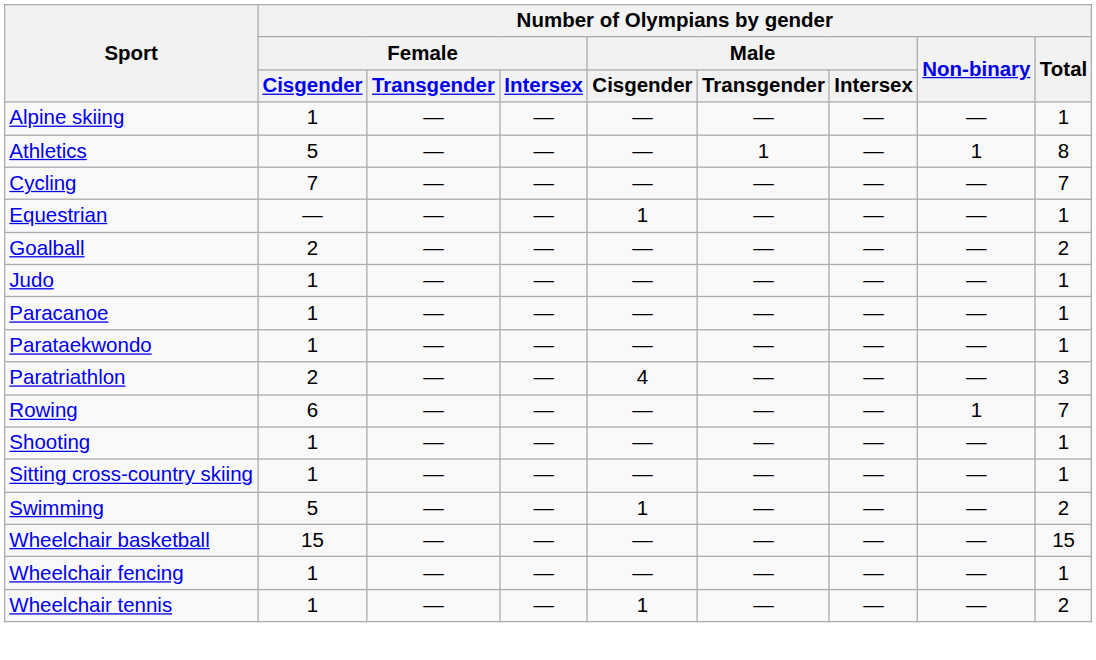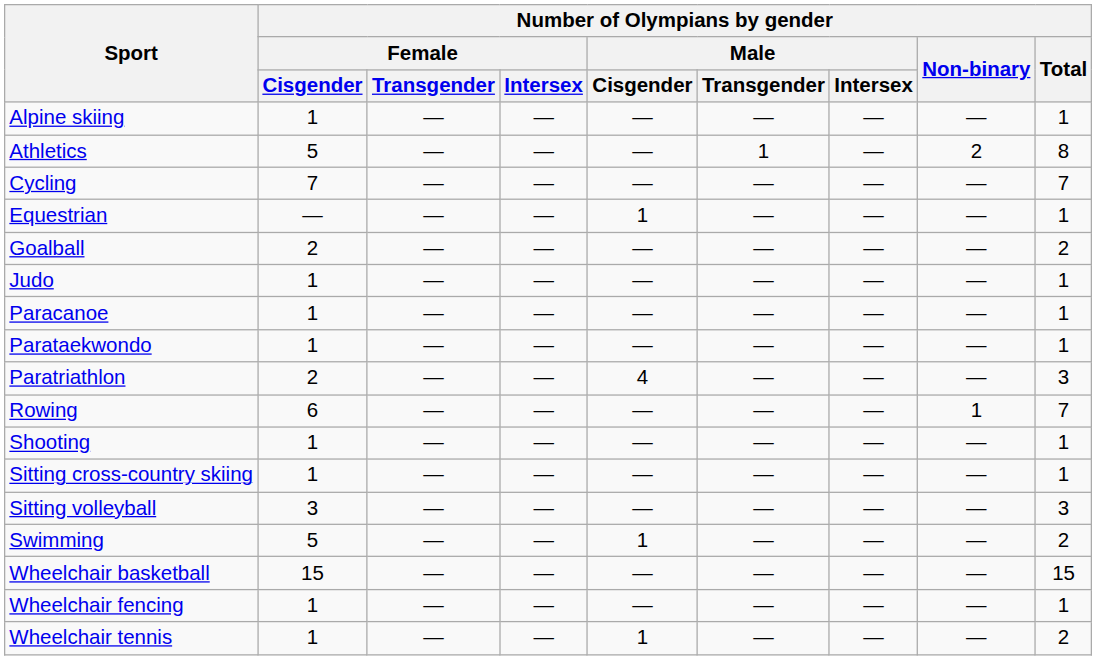(976, 150) 1 -> (976, 150) 2
+ row: (83, 507)
